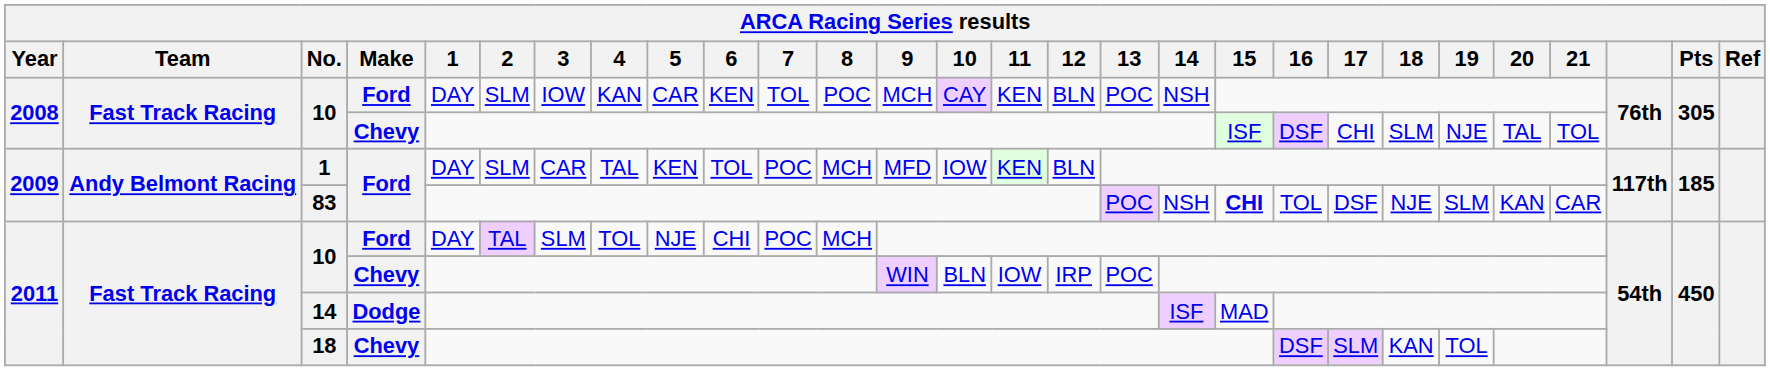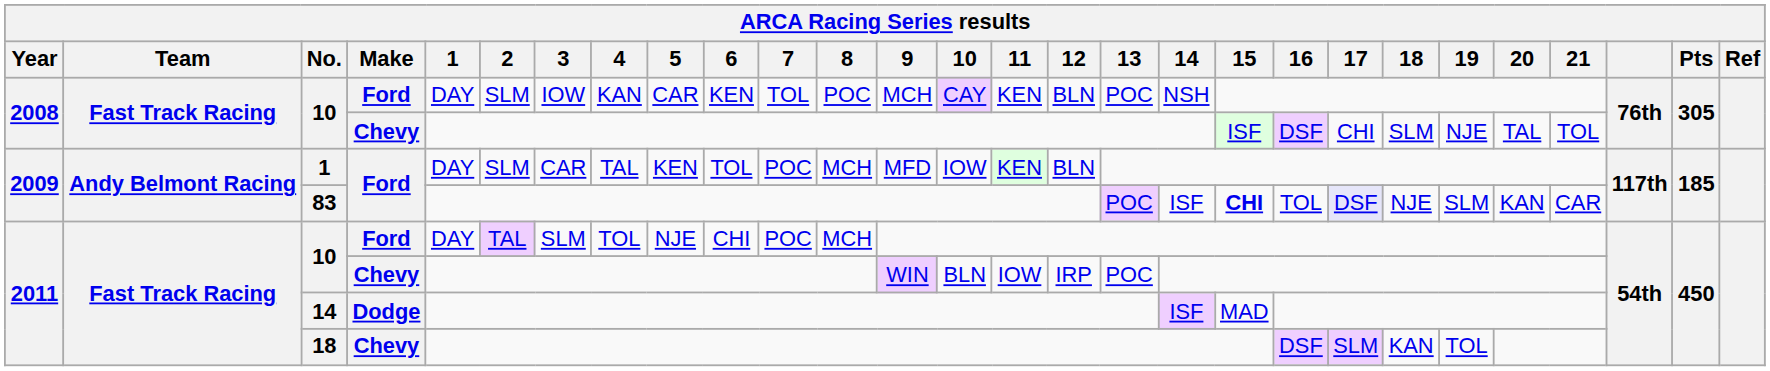(1186, 203) NSH -> (1186, 203) ISF
(1356, 203) no background -> (1356, 203) lavender background
